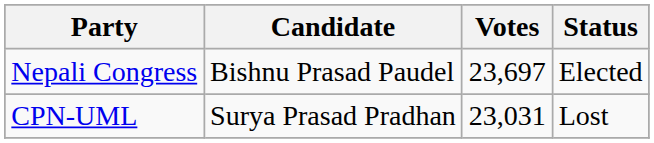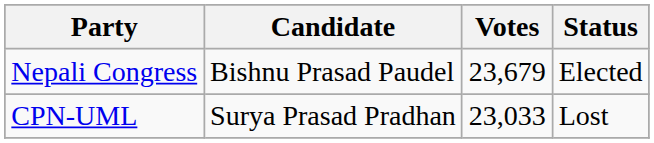(507, 71) 23,697 -> (507, 71) 23,679
(507, 115) 23,031 -> (507, 115) 23,033
